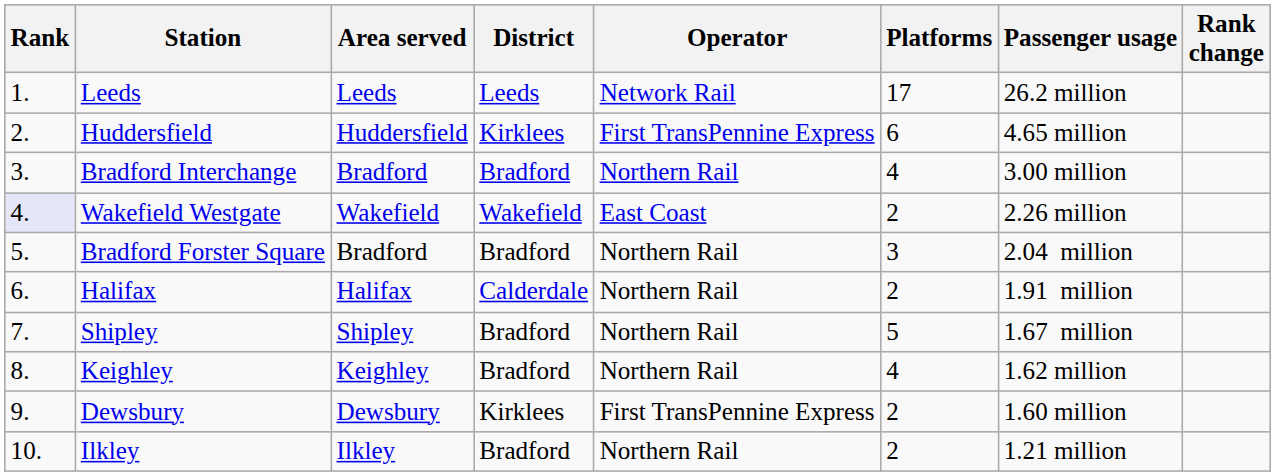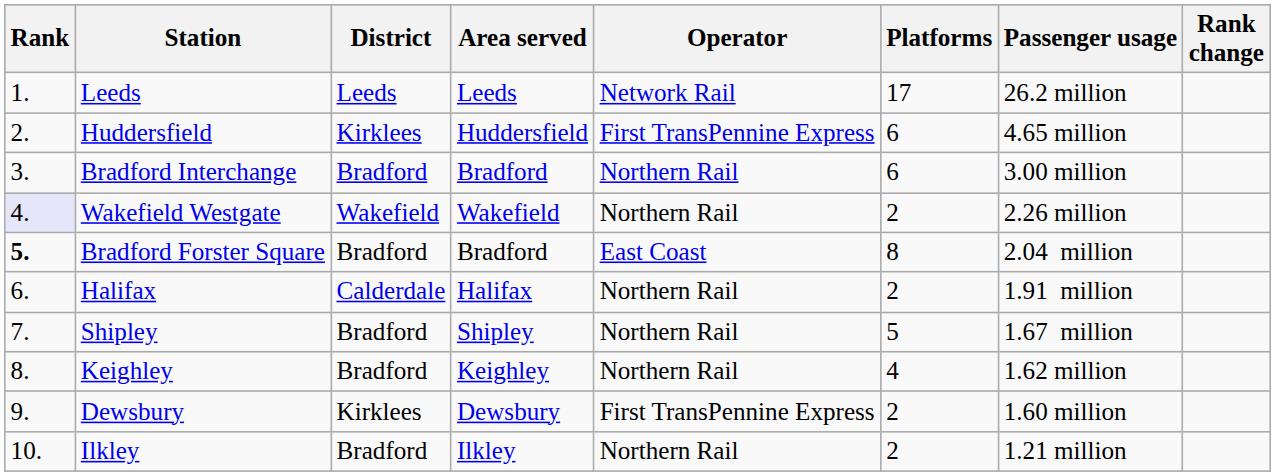columns swapped: (402, 38) <-> (534, 38)
(892, 172) 4 -> (892, 172) 6
(653, 212) East Coast -> (669, 212) Northern Rail
(20, 251) normal -> (20, 251) bold
(669, 251) Northern Rail -> (653, 251) East Coast
(892, 251) 3 -> (892, 251) 8
